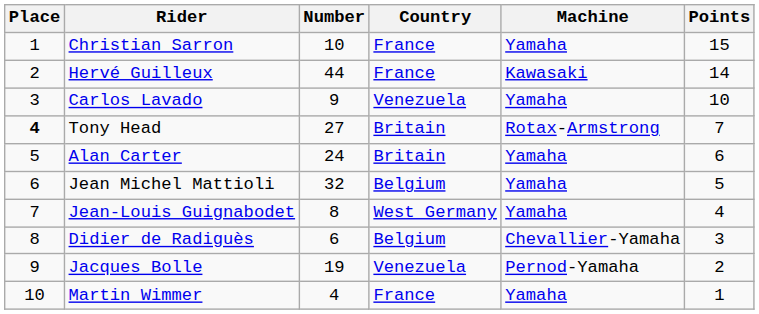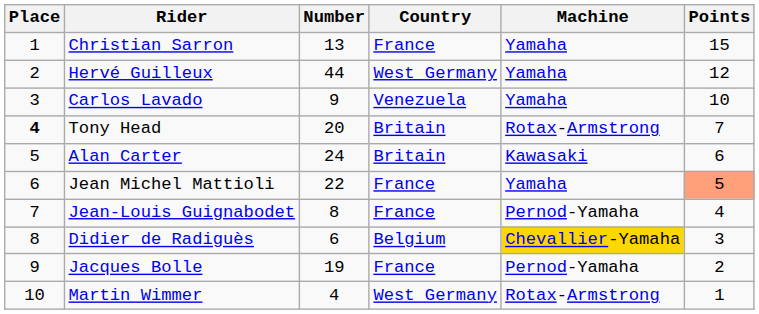(334, 47) 10 -> (334, 47) 13
(404, 74) France -> (435, 74) West Germany
(546, 74) Kawasaki -> (536, 74) Yamaha
(719, 74) 14 -> (719, 74) 12
(334, 130) 27 -> (334, 130) 20
(536, 157) Yamaha -> (546, 157) Kawasaki
(334, 185) 32 -> (334, 185) 22
(409, 185) Belgium -> (404, 185) France
(719, 185) no background -> (719, 185) lightsalmon background
(435, 213) West Germany -> (404, 213) France
(536, 213) Yamaha -> (572, 213) Pernod-Yamaha
(593, 241) no background -> (593, 241) gold background
(420, 268) Venezuela -> (404, 268) France
(404, 296) France -> (435, 296) West Germany
(536, 296) Yamaha -> (582, 296) Rotax-Armstrong
